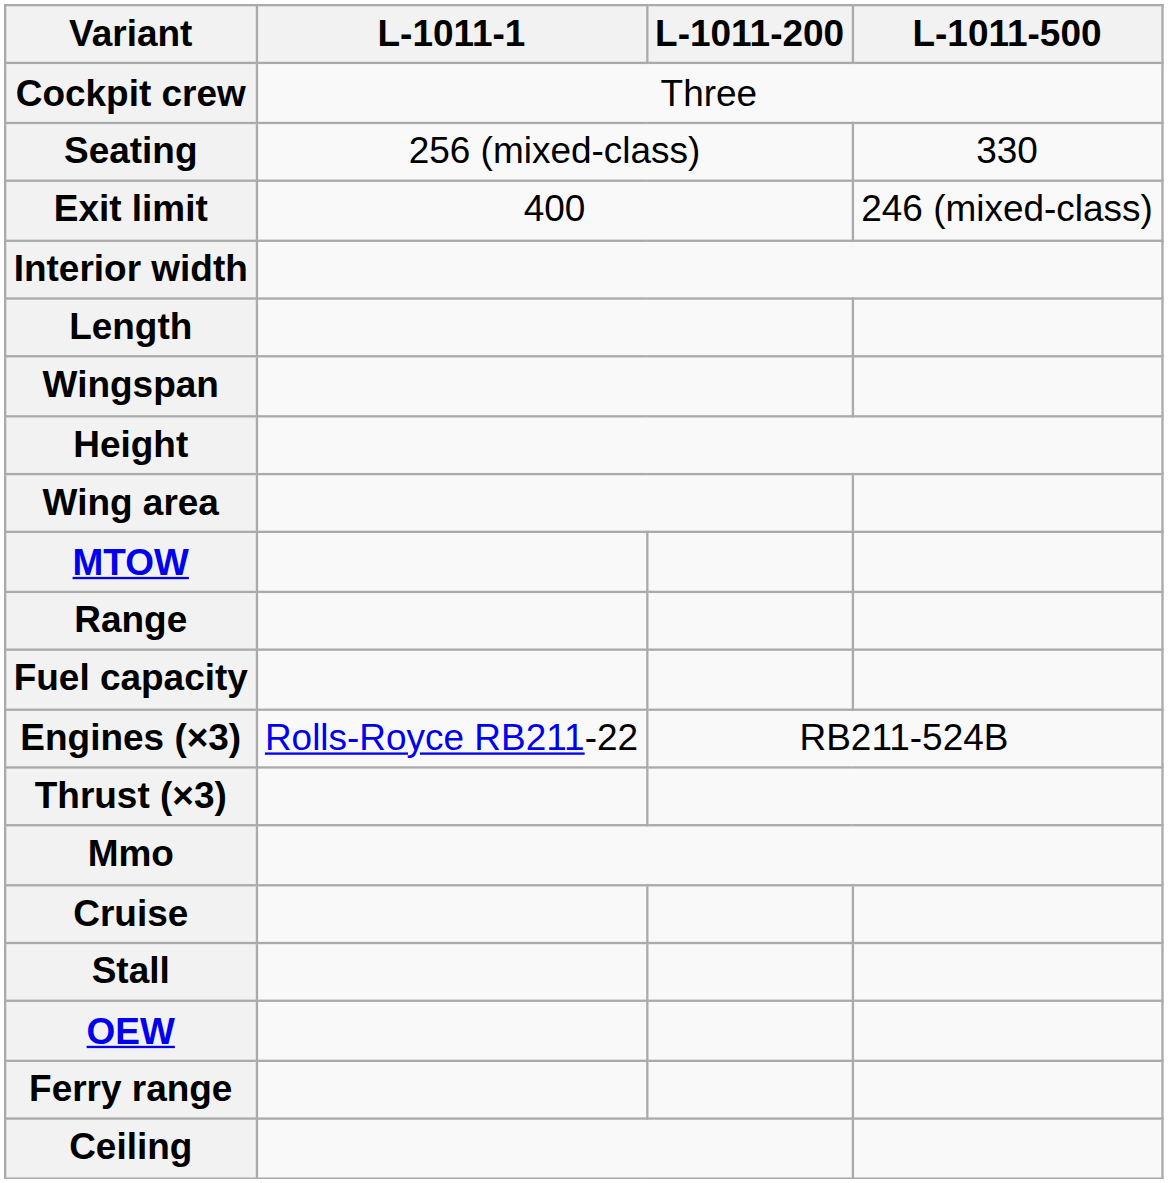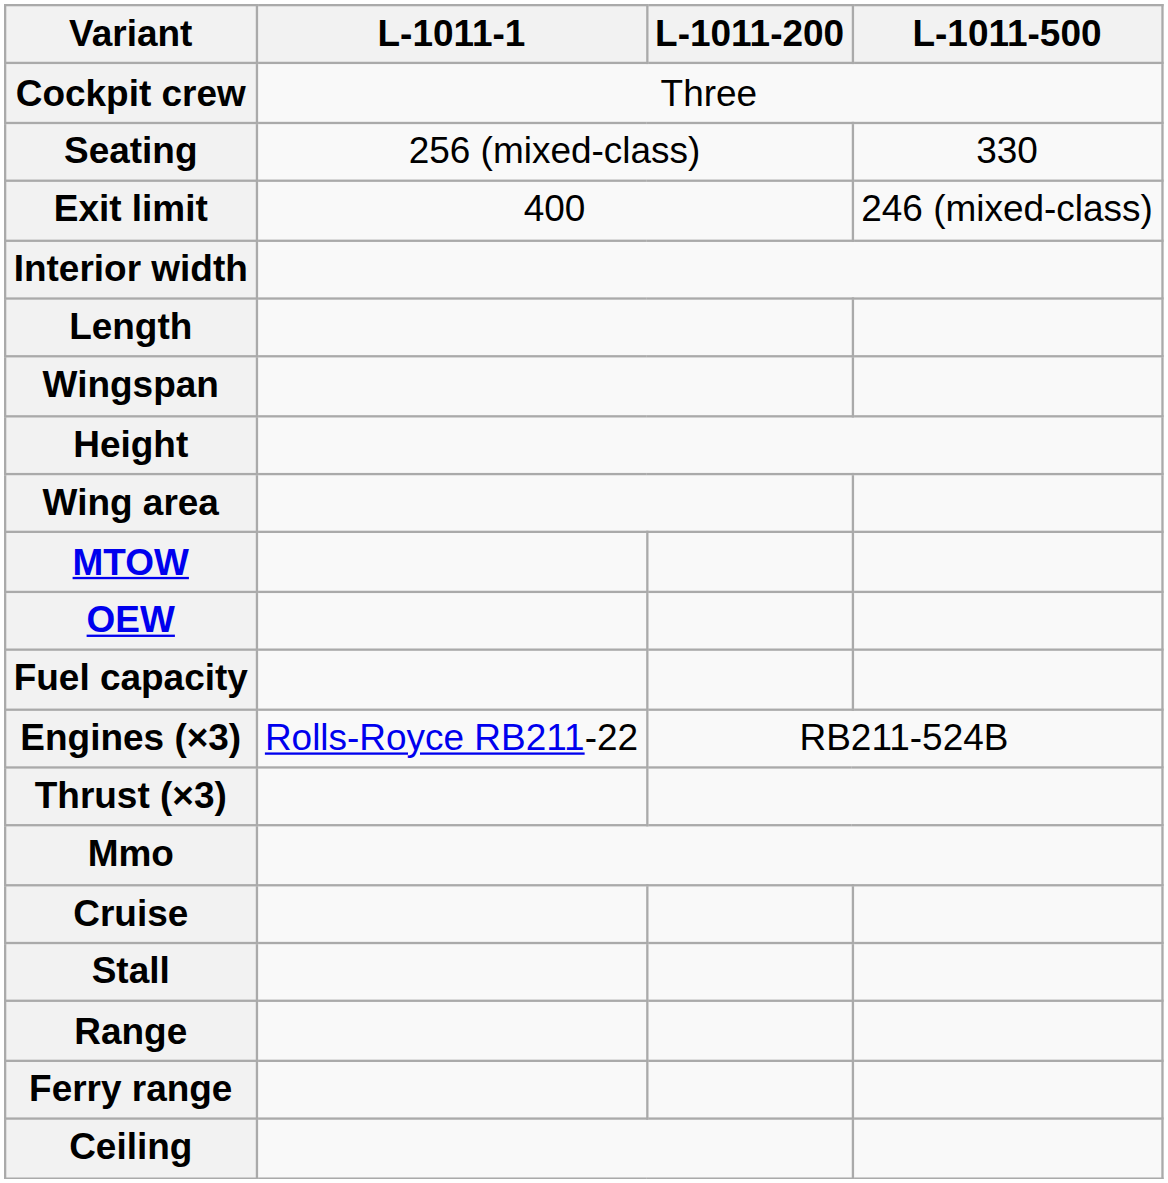rows swapped: (131, 1030) <-> (131, 619)
